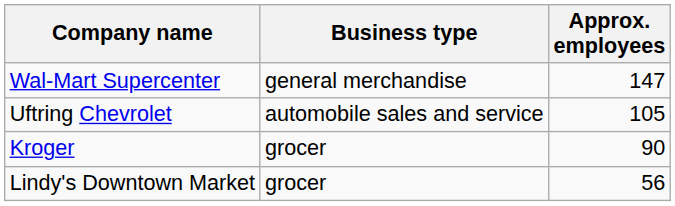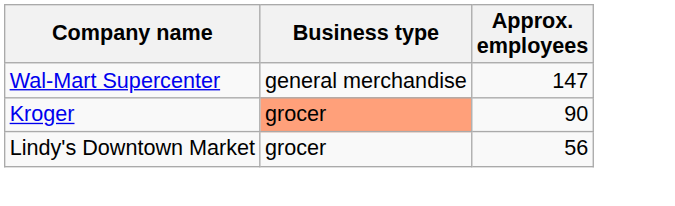- row: (91, 114)
(296, 148) no background -> (296, 114) lightsalmon background
